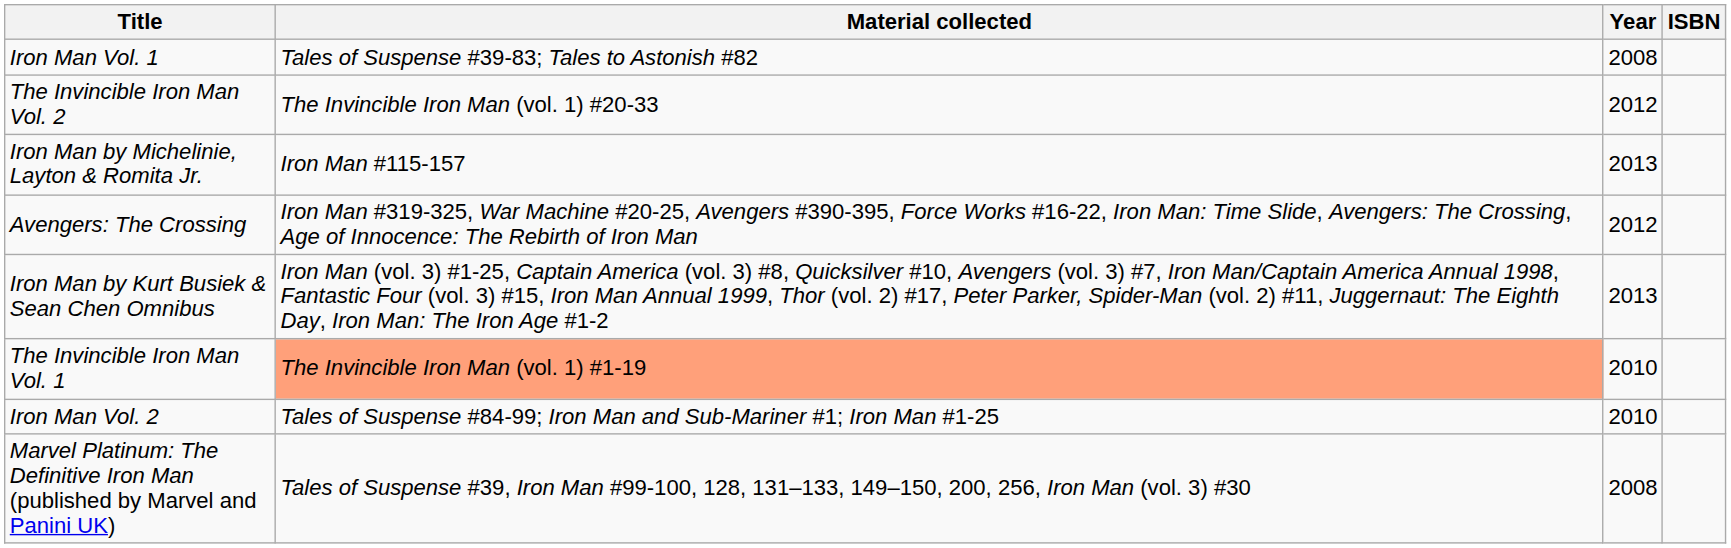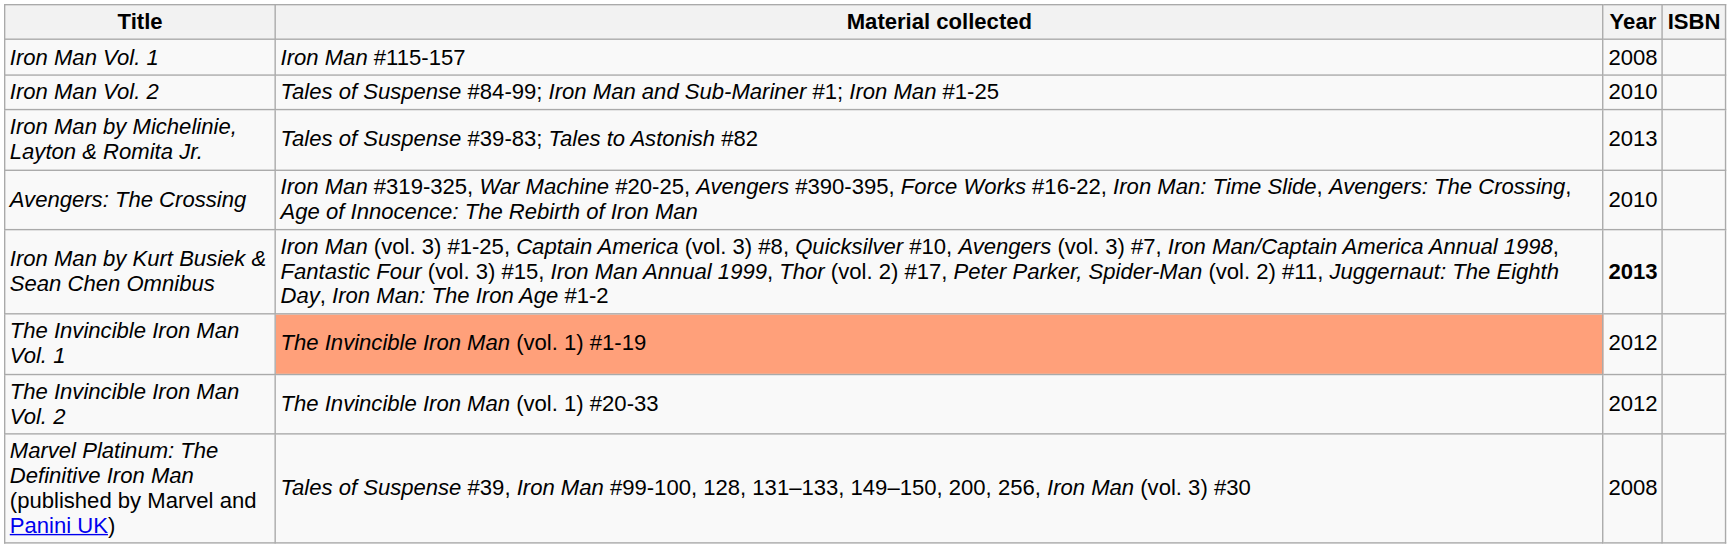(519, 57) Tales of Suspense #39-83; Tales to Astonish #82 -> (373, 57) Iron Man #115-157
rows swapped: (84, 416) <-> (125, 104)
(373, 164) Iron Man #115-157 -> (519, 139) Tales of Suspense #39-83; Tales to Astonish #82
(1633, 224) 2012 -> (1633, 199) 2010
(1633, 296) normal -> (1633, 271) bold
(1633, 368) 2010 -> (1633, 343) 2012
